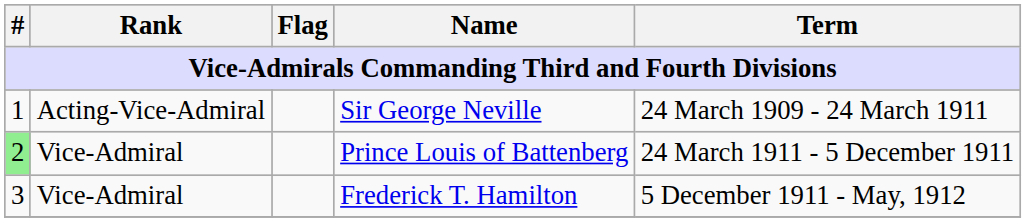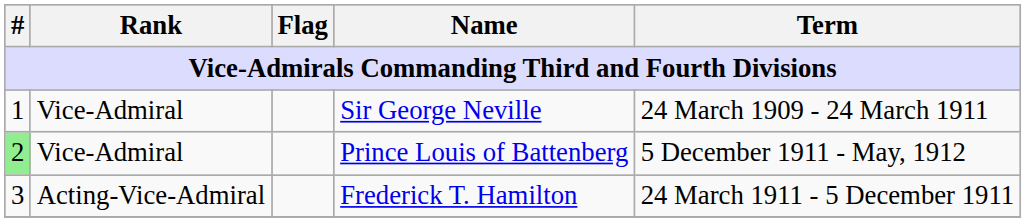(151, 110) Acting-Vice-Admiral -> (110, 110) Vice-Admiral
(827, 152) 24 March 1911 - 5 December 1911 -> (803, 152) 5 December 1911 - May, 1912
(110, 195) Vice-Admiral -> (151, 195) Acting-Vice-Admiral
(803, 195) 5 December 1911 - May, 1912 -> (827, 195) 24 March 1911 - 5 December 1911
